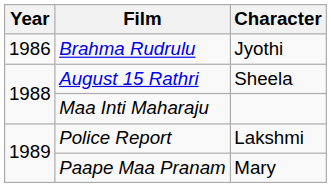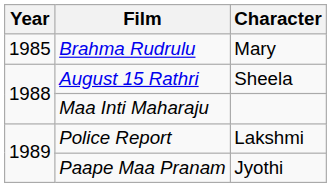(30, 49) 1986 -> (30, 49) 1985
(259, 49) Jyothi -> (255, 49) Mary
(255, 167) Mary -> (259, 167) Jyothi
